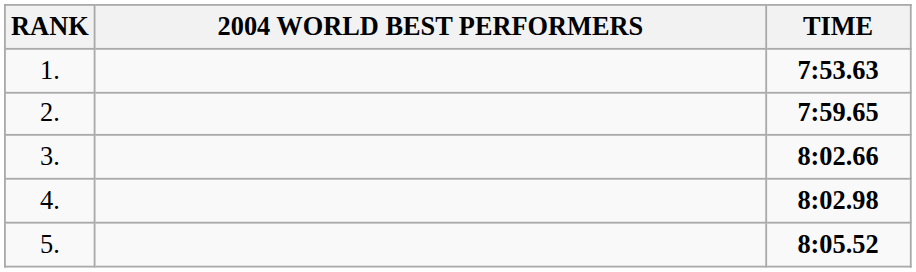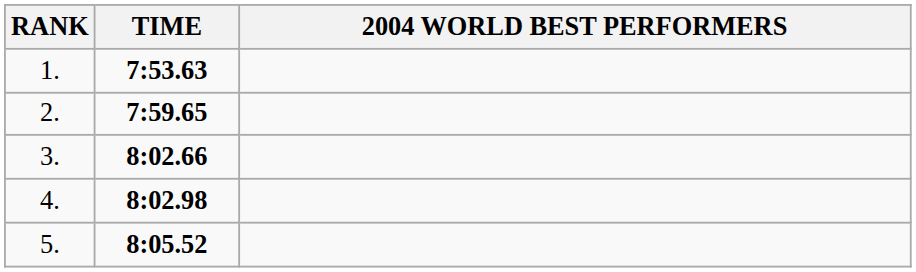columns swapped: (430, 26) <-> (838, 26)
